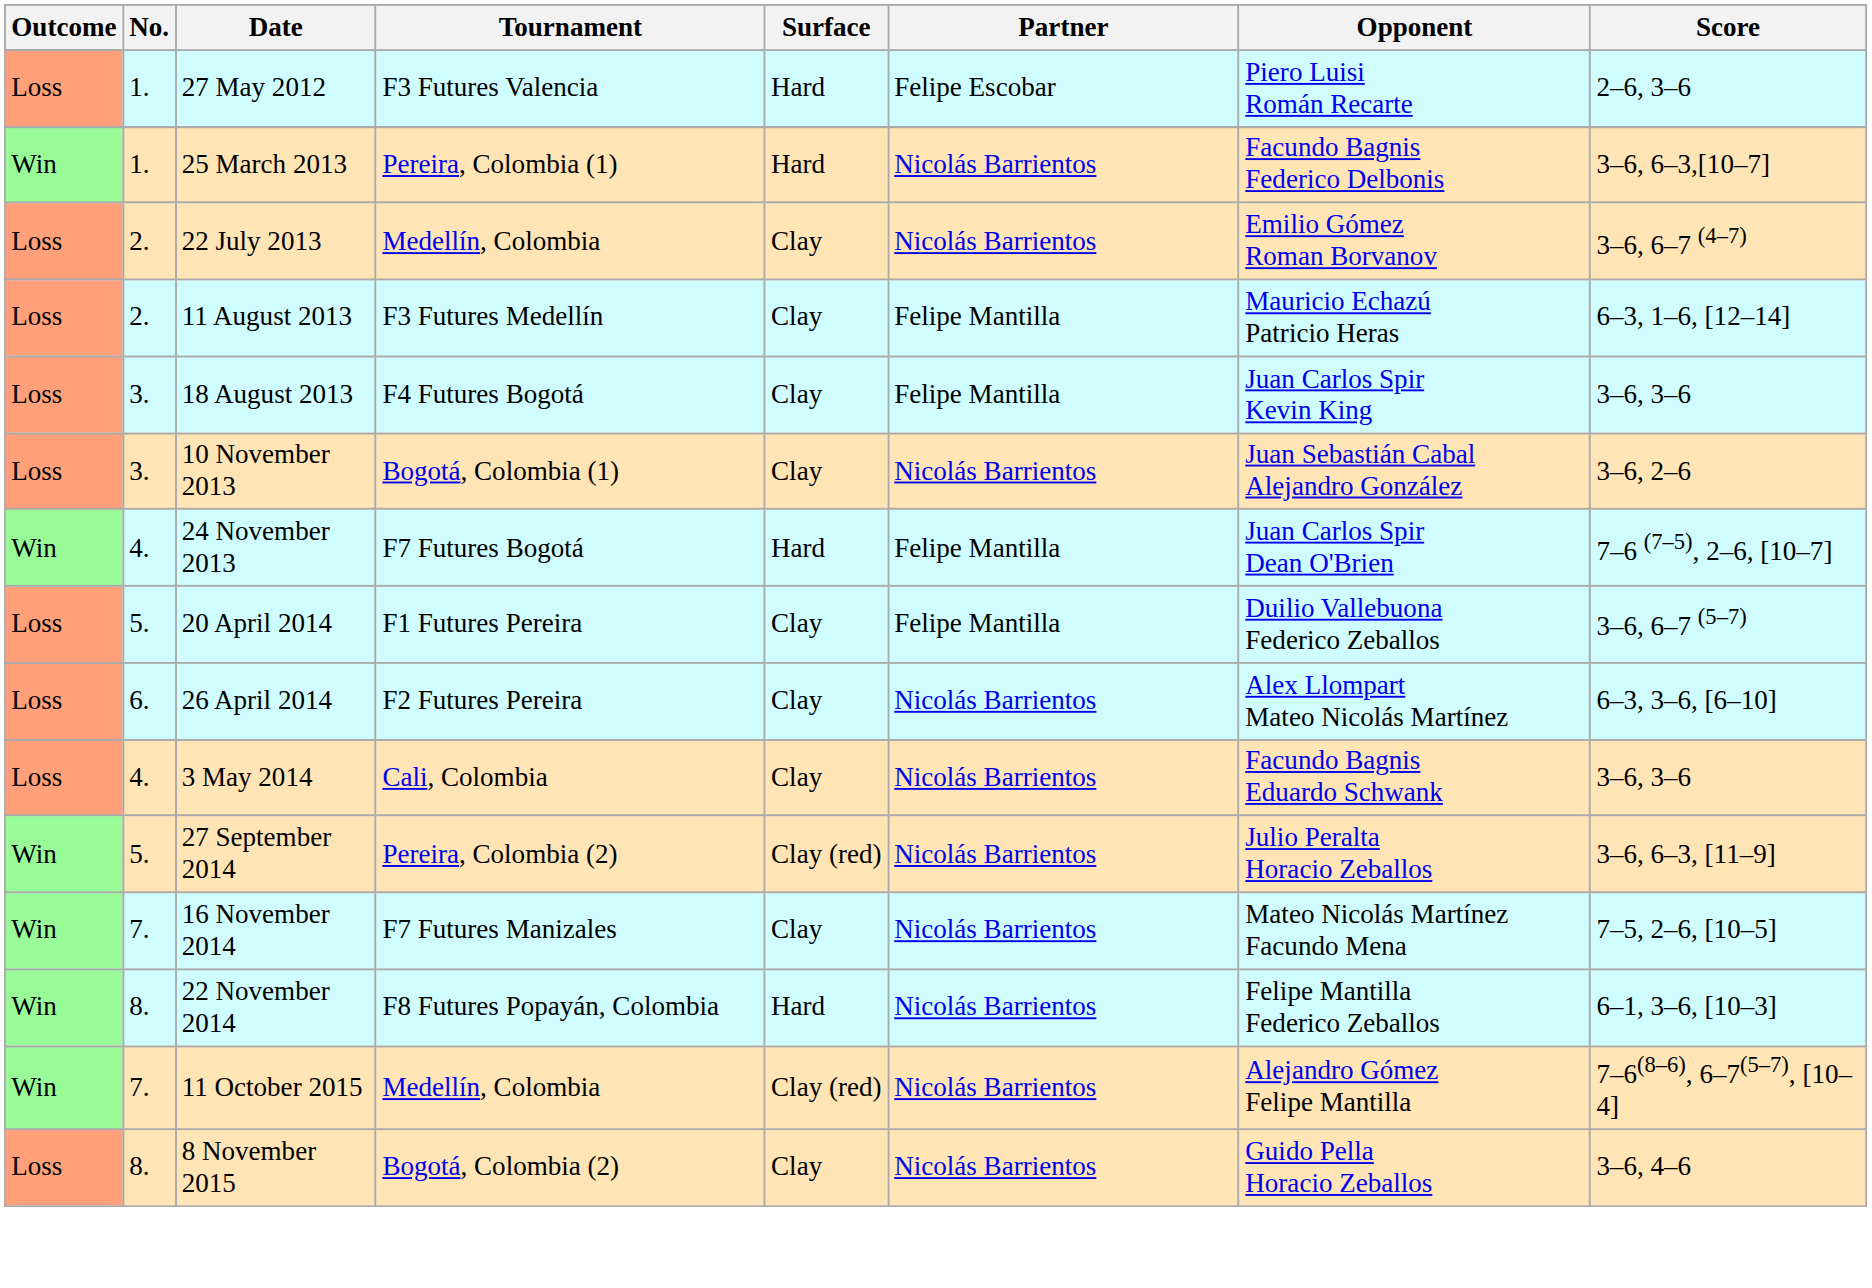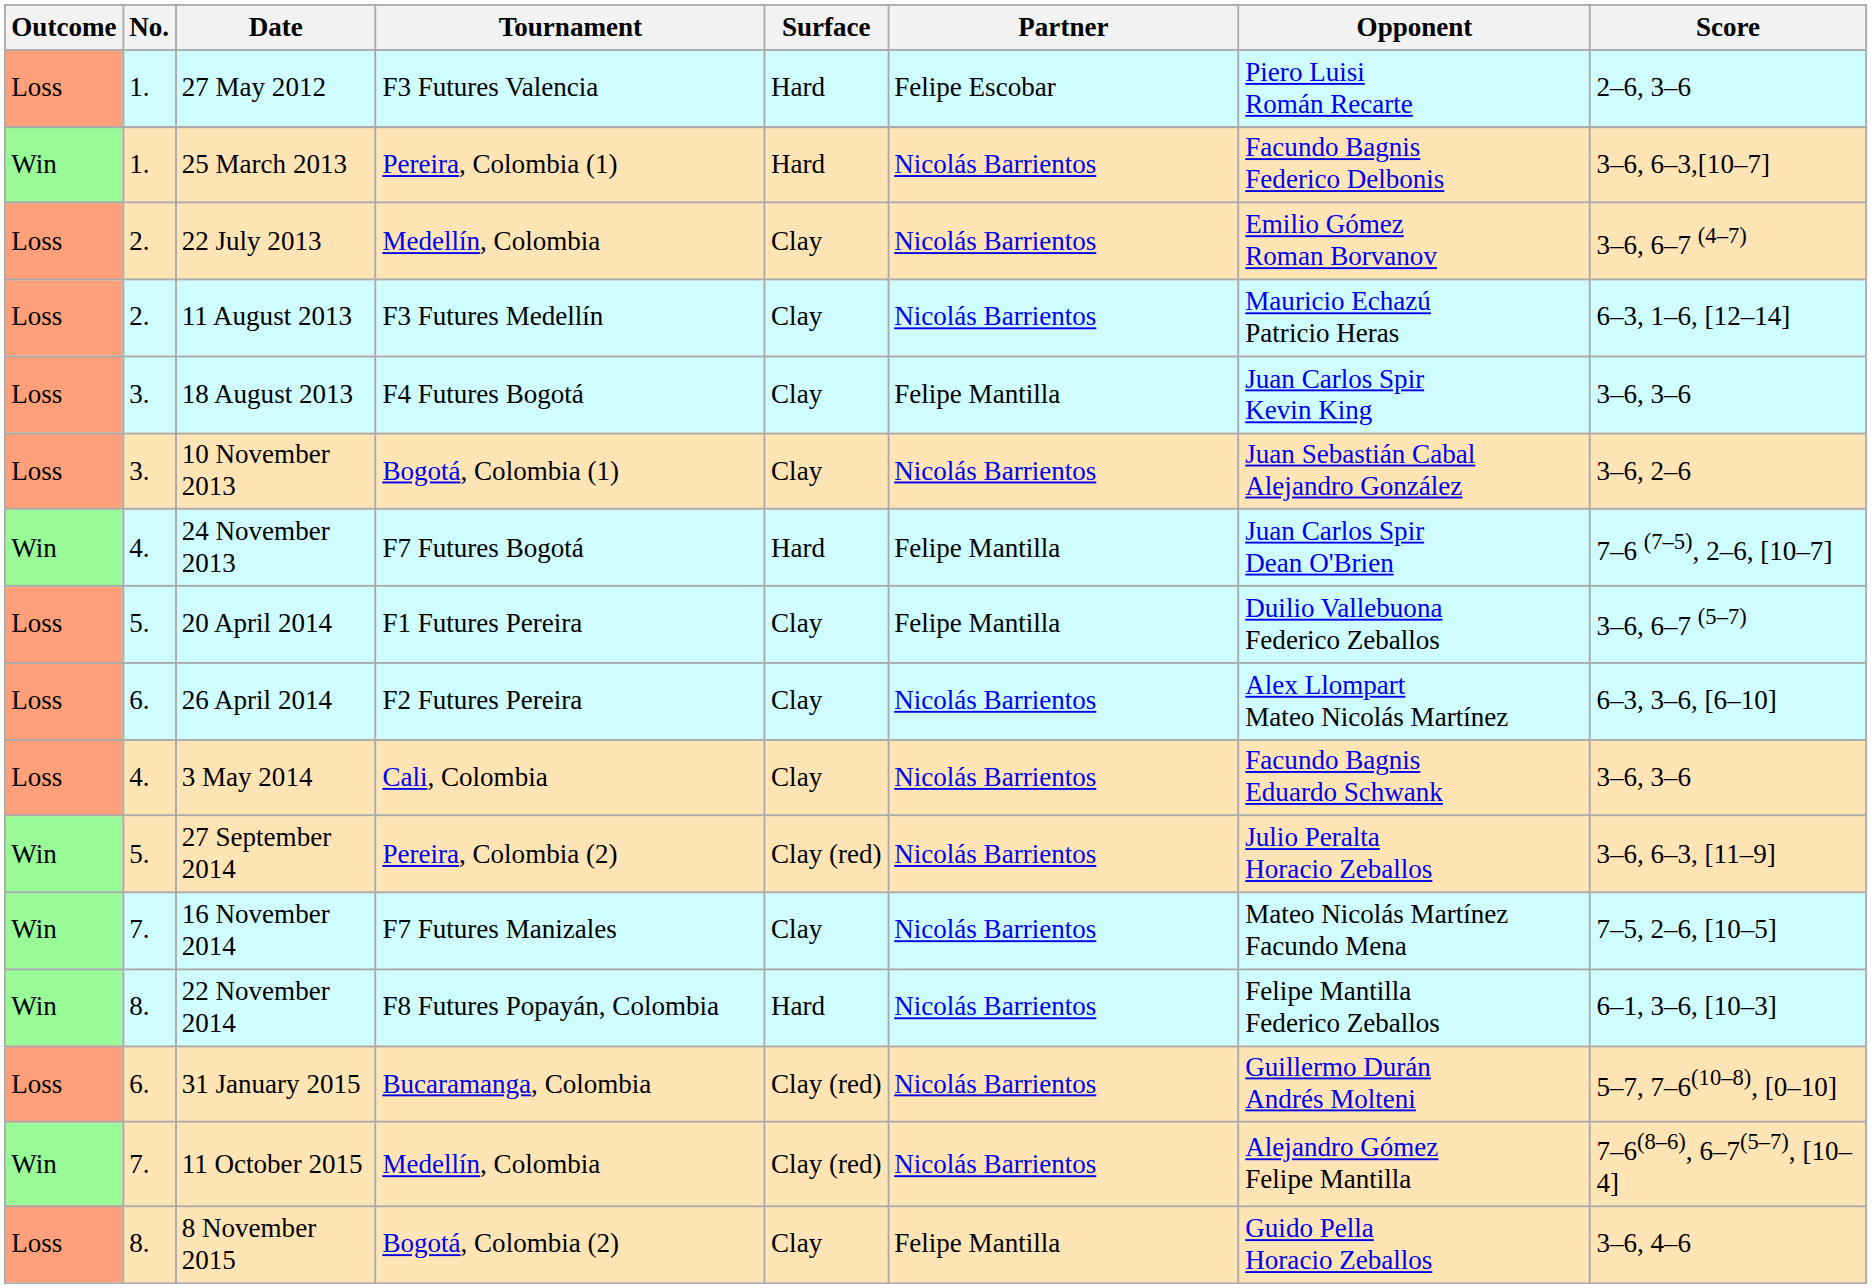(977, 317) Felipe Mantilla -> (995, 317) Nicolás Barrientos
+ row: (271, 1083)
(995, 1167) Nicolás Barrientos -> (977, 1244) Felipe Mantilla
